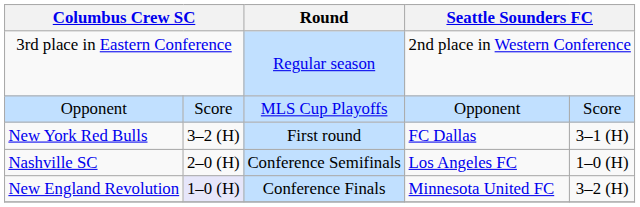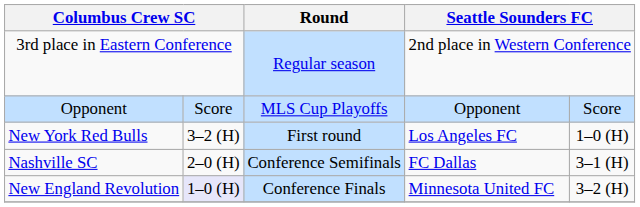(442, 135) FC Dallas -> (463, 135) Los Angeles FC
(602, 135) 3–1 (H) -> (602, 135) 1–0 (H)
(463, 162) Los Angeles FC -> (442, 162) FC Dallas
(602, 162) 1–0 (H) -> (602, 162) 3–1 (H)
